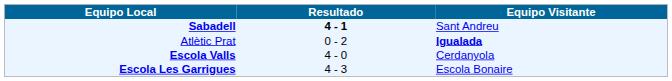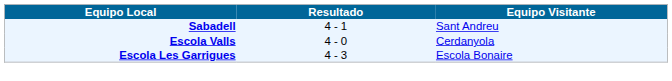(336, 26) bold -> (336, 26) normal
- row: (208, 40)
